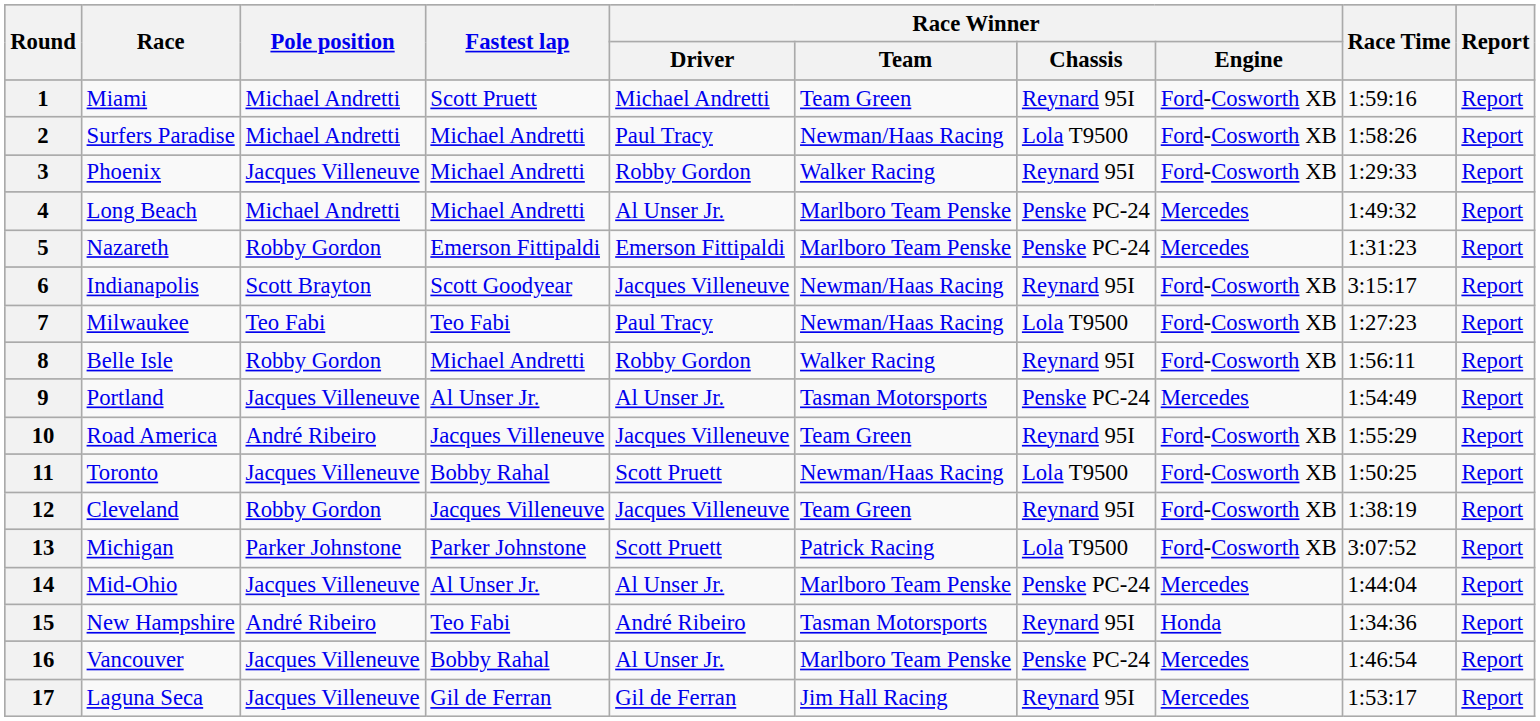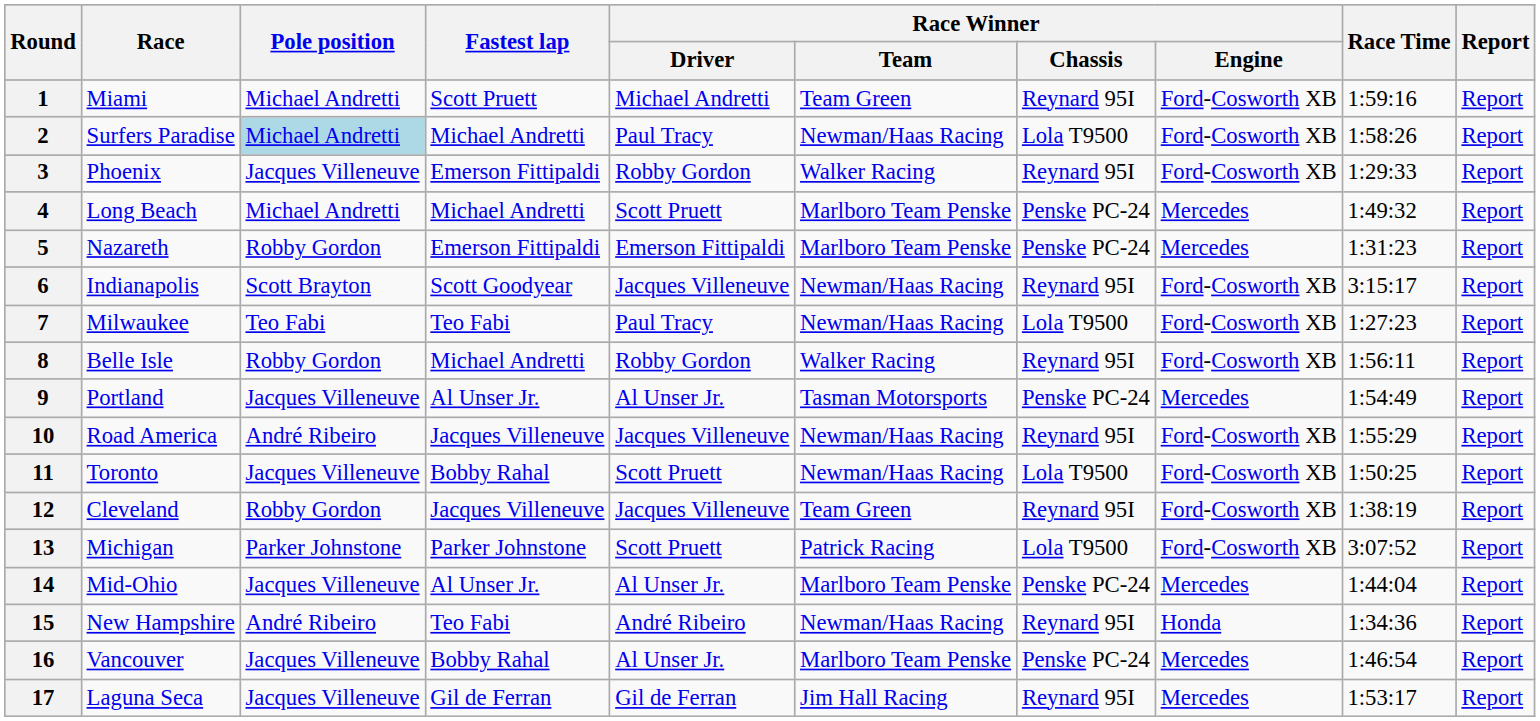(323, 135) no background -> (323, 135) lightblue background
(508, 172) Michael Andretti -> (515, 172) Emerson Fittipaldi
(670, 210) Al Unser Jr. -> (668, 210) Scott Pruett
(856, 435) Team Green -> (902, 435) Newman/Haas Racing
(894, 622) Tasman Motorsports -> (902, 622) Newman/Haas Racing
